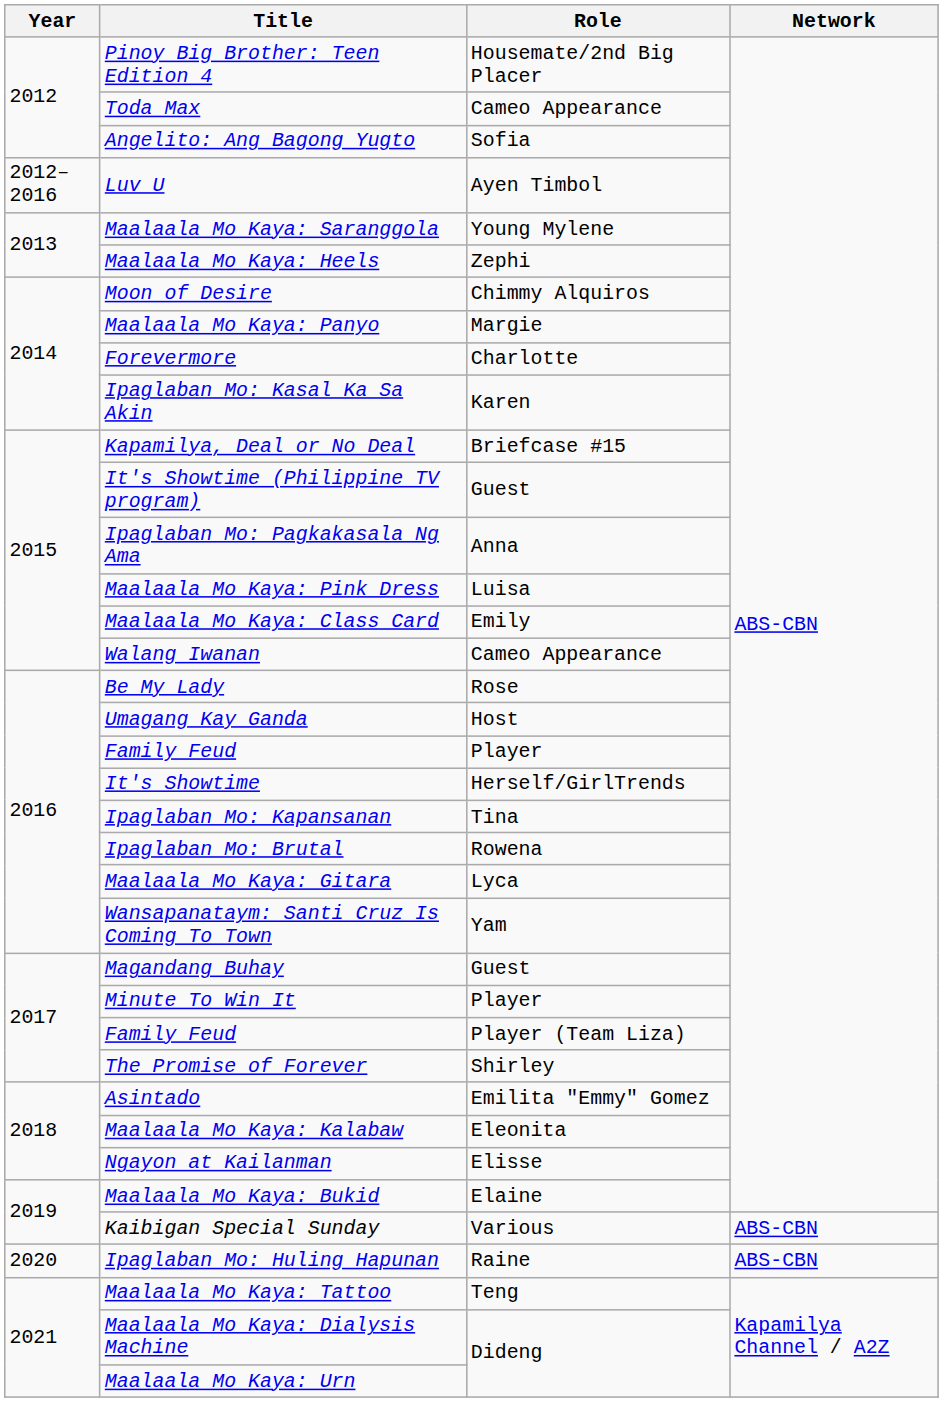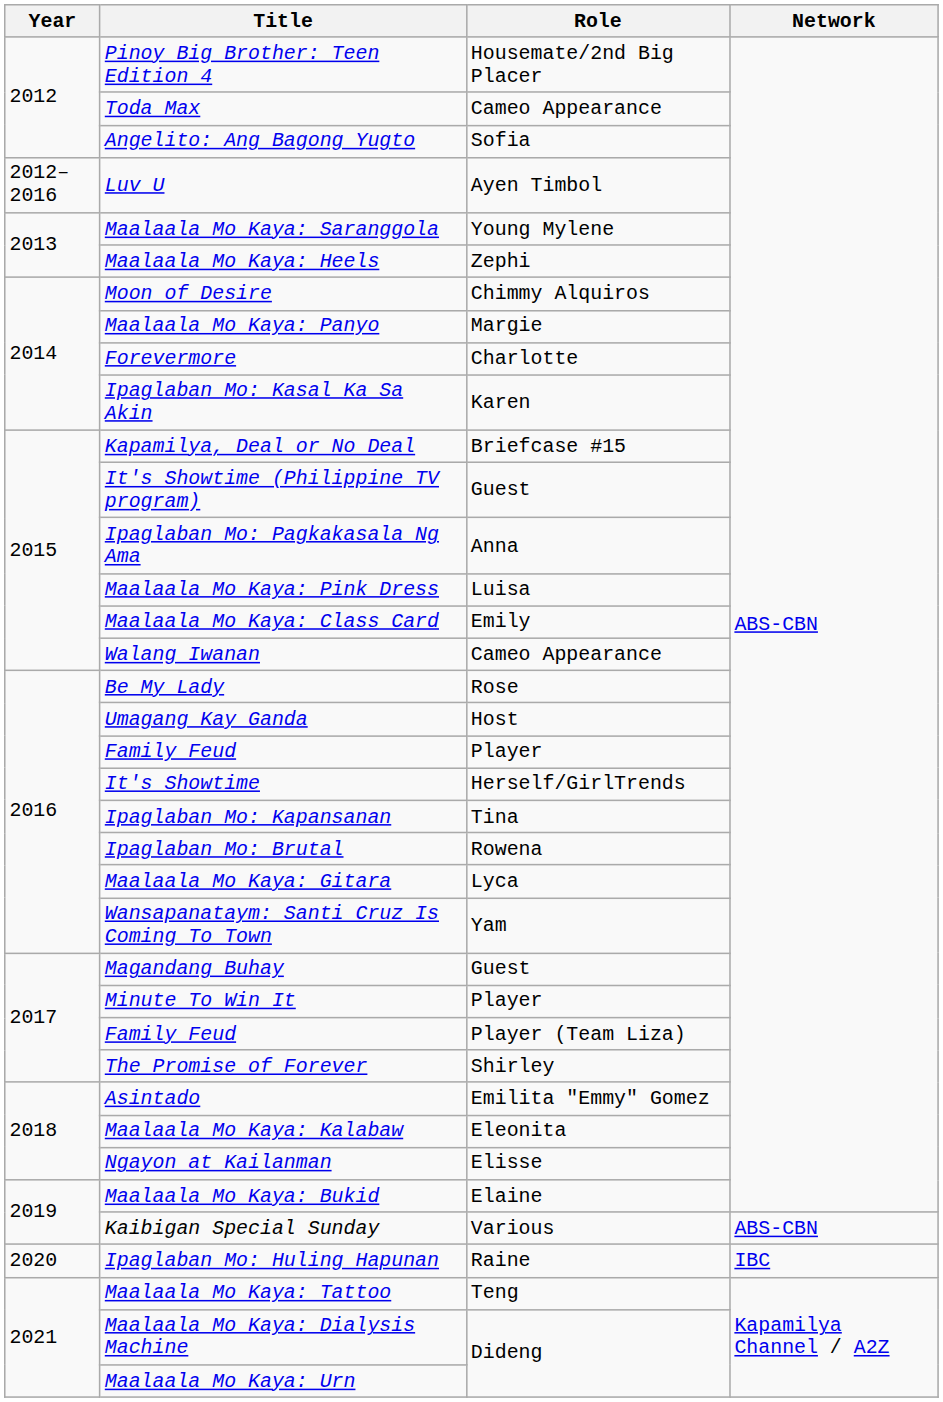(776, 1261) ABS-CBN -> (752, 1261) IBC
